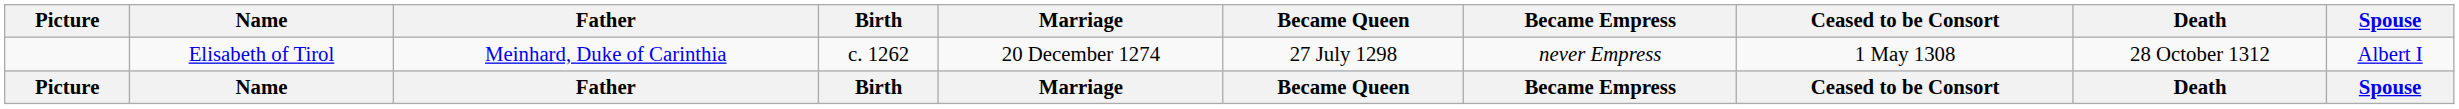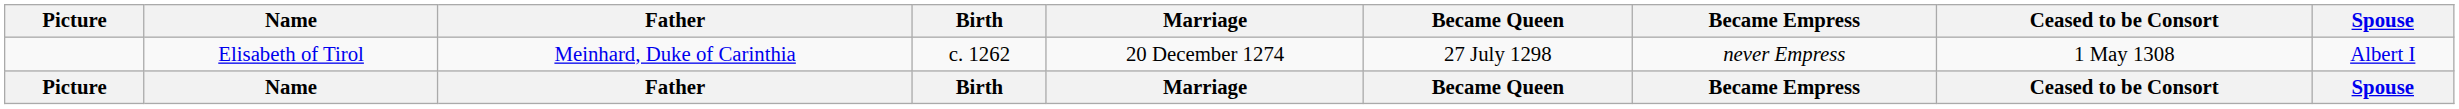- column: (2200, 20)
